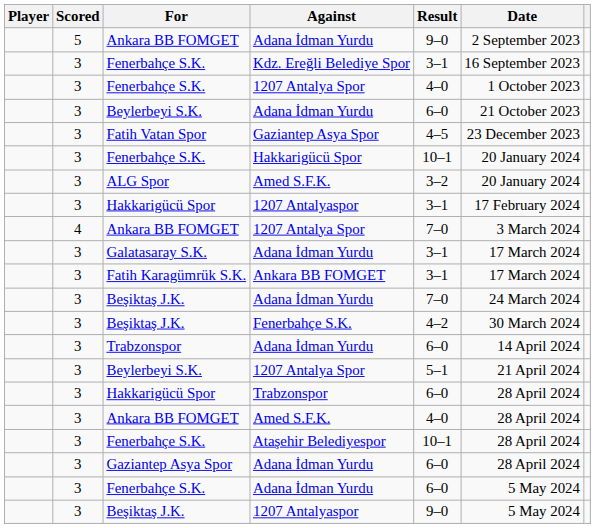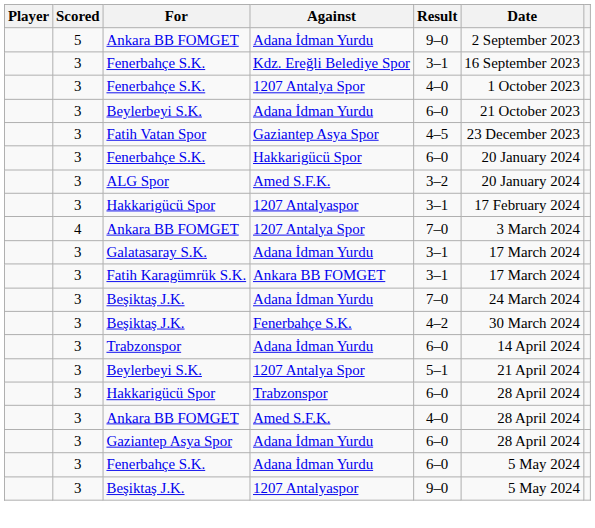(437, 157) 10–1 -> (437, 157) 6–0
- row: (156, 441)
